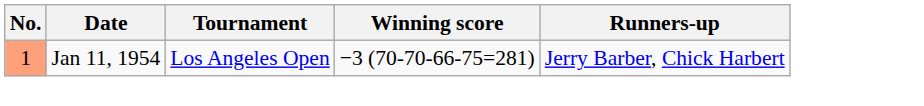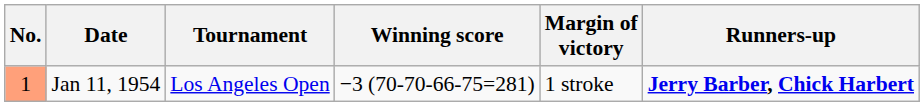+ column: (591, 35)
(665, 58) normal -> (781, 83) bold
